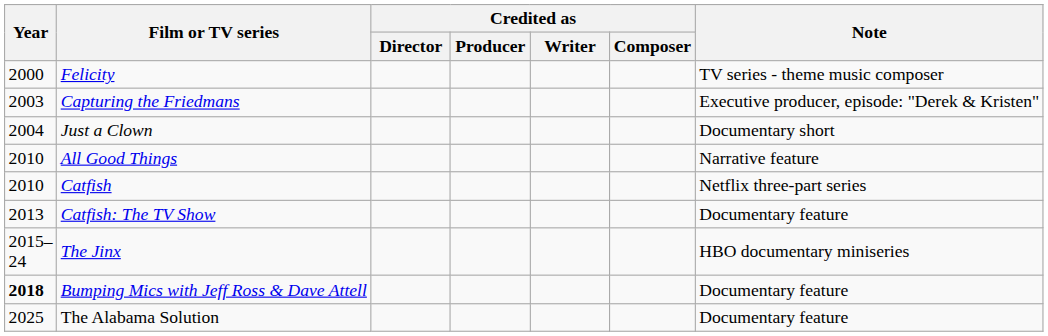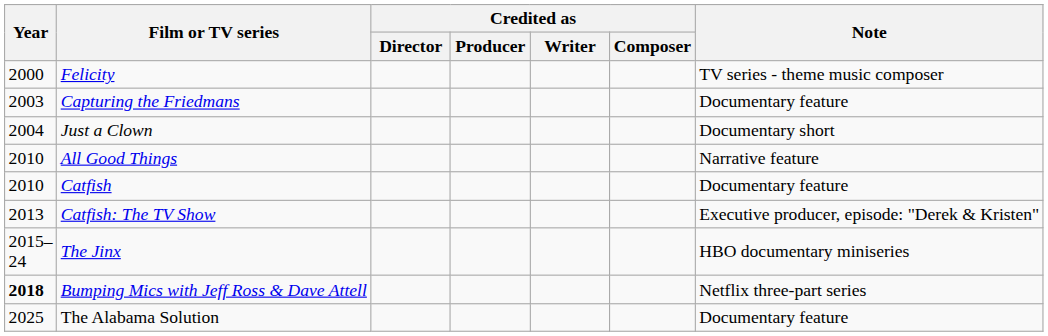(869, 102) Executive producer, episode: "Derek & Kristen" -> (774, 102) Documentary feature
(783, 185) Netflix three-part series -> (774, 185) Documentary feature
(774, 213) Documentary feature -> (869, 213) Executive producer, episode: "Derek & Kristen"
(774, 289) Documentary feature -> (783, 289) Netflix three-part series
